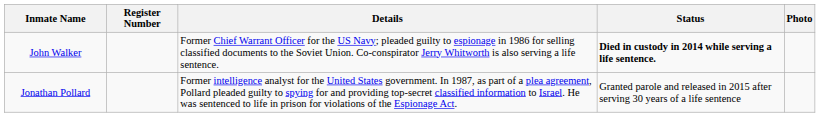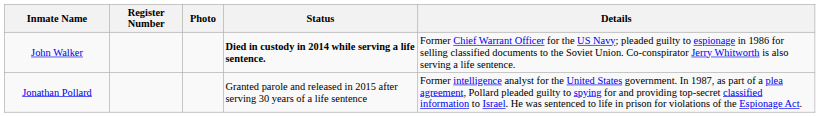columns swapped: (799, 18) <-> (387, 18)
